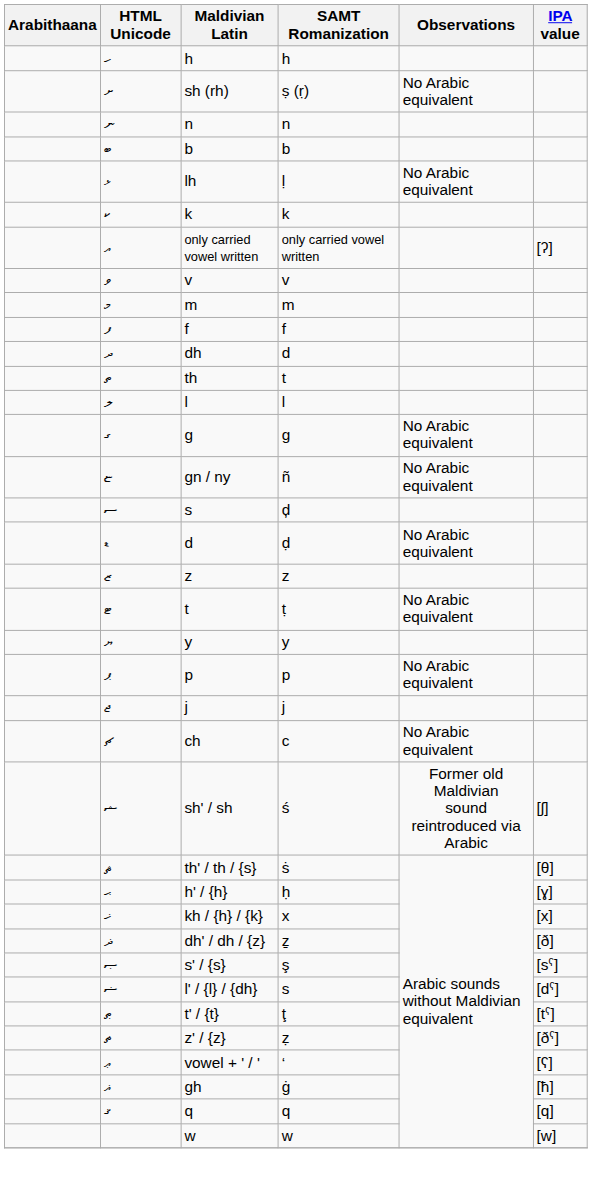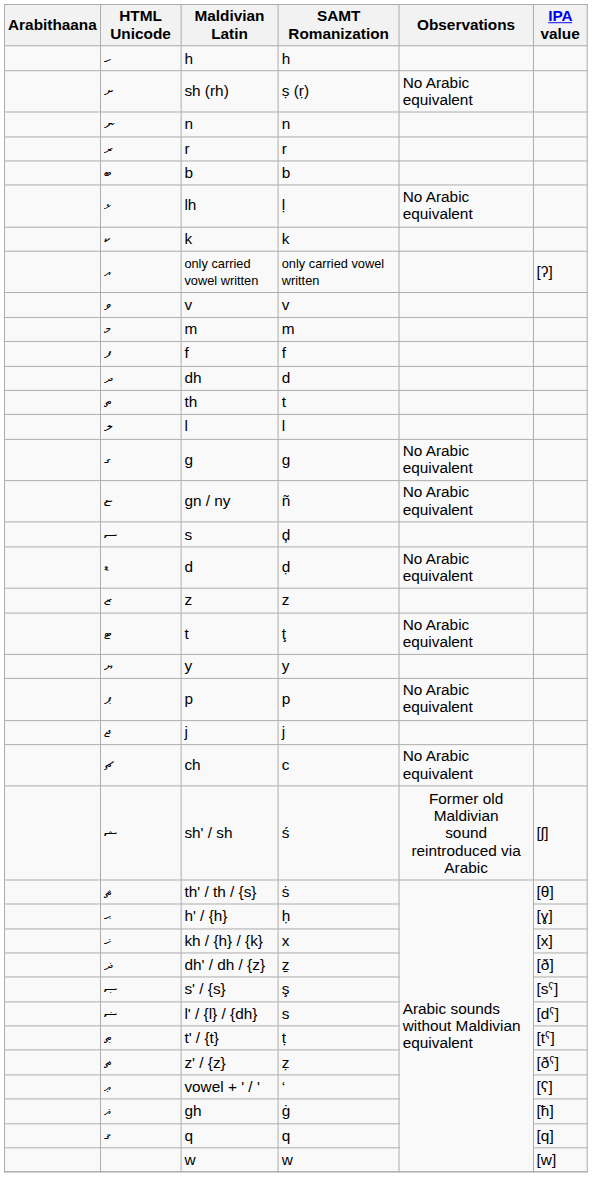+ row: (109, 148)
(284, 609) ṭ -> (284, 633) ţ
(284, 1013) ţ -> (284, 1038) ṭ
